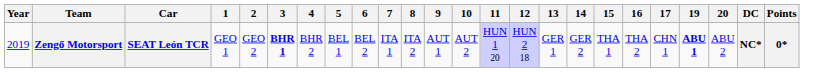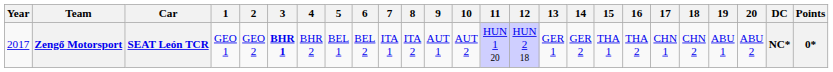+ column: (694, 13)
(18, 44) 2019 -> (18, 44) 2017
(694, 44) bold -> (723, 44) normal
